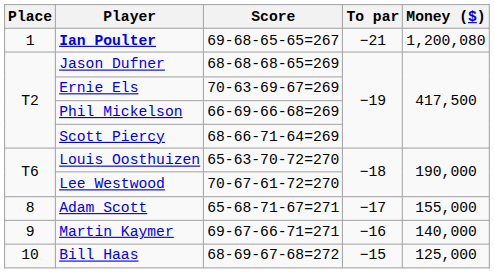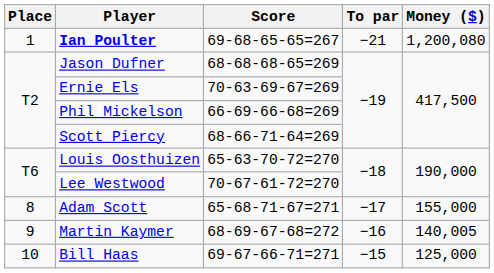(273, 232) 69-67-66-71=271 -> (273, 232) 68-69-67-68=272
(446, 232) 140,000 -> (446, 232) 140,005
(273, 256) 68-69-67-68=272 -> (273, 256) 69-67-66-71=271
